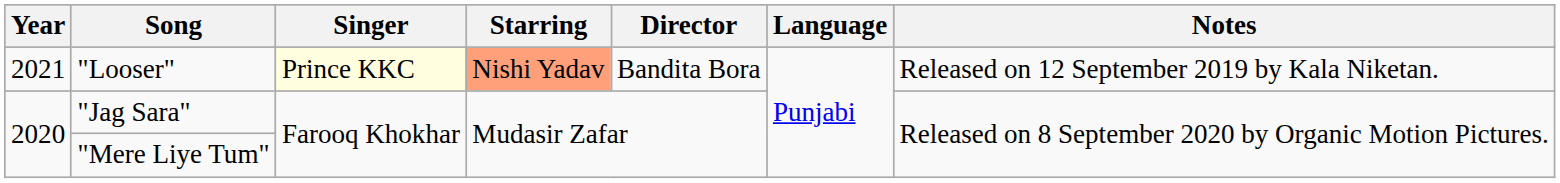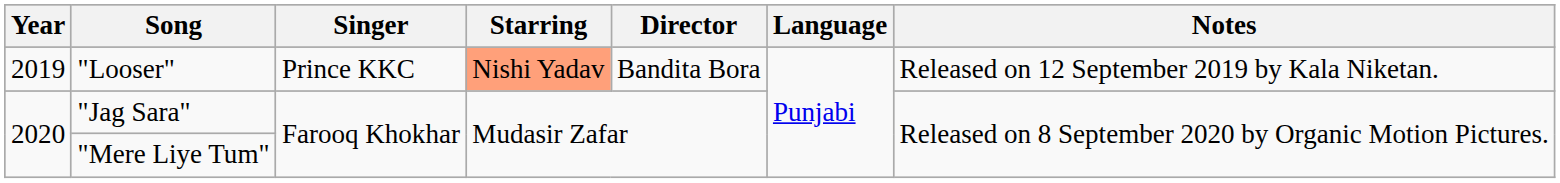(38, 68) 2021 -> (38, 68) 2019
(348, 68) lightyellow background -> (348, 68) no background
